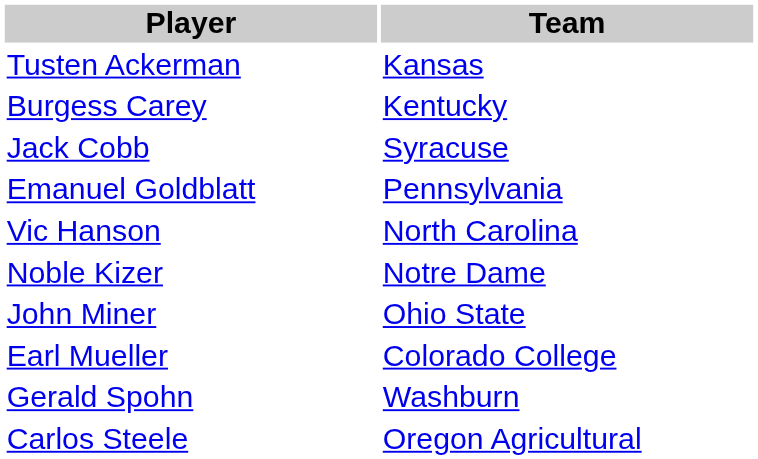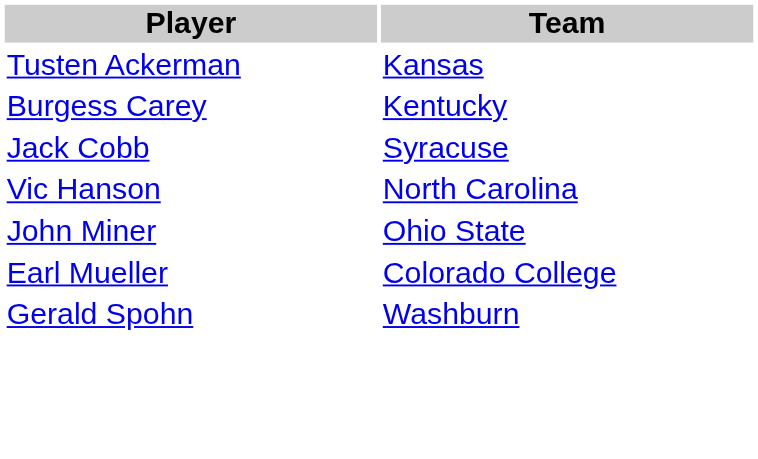- row: (131, 189)
- row: (85, 272)
- row: (97, 439)
